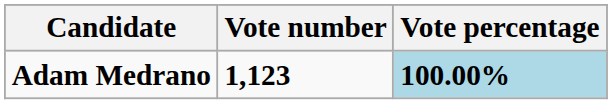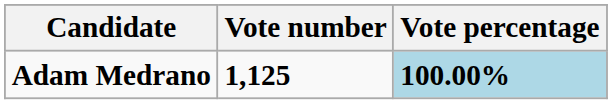(257, 74) 1,123 -> (257, 74) 1,125
